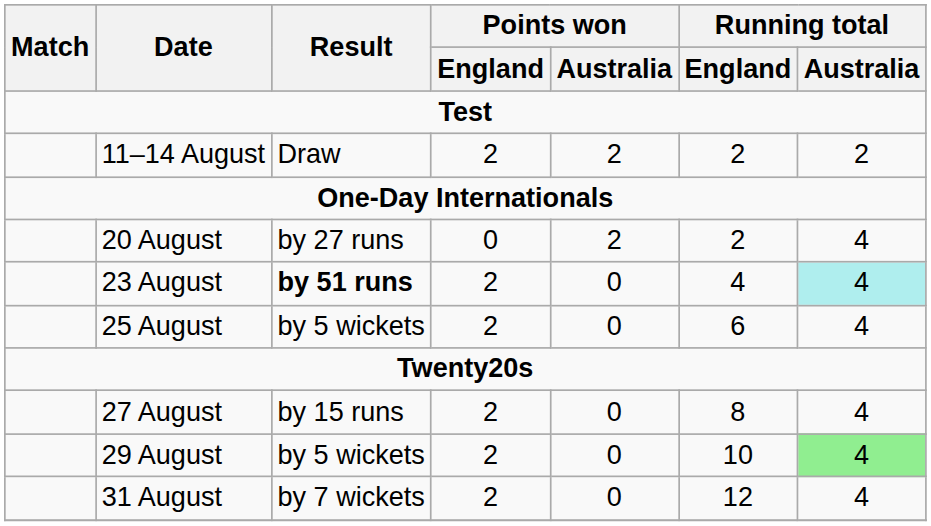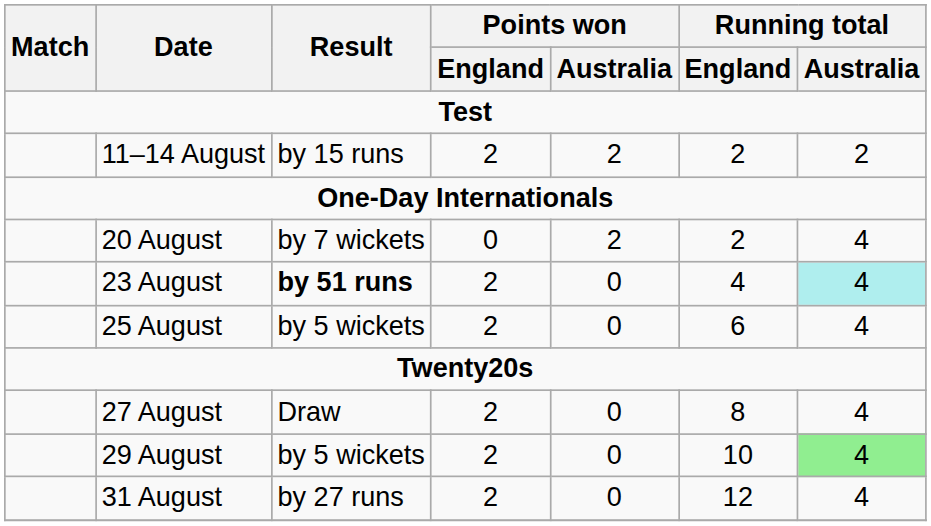(309, 154) Draw -> (341, 154) by 15 runs
(341, 240) by 27 runs -> (351, 240) by 7 wickets
(341, 411) by 15 runs -> (309, 411) Draw
(351, 497) by 7 wickets -> (341, 497) by 27 runs
